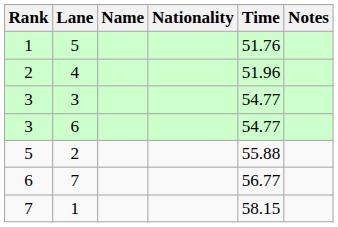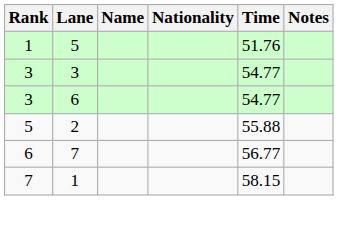- row: (75, 72)
